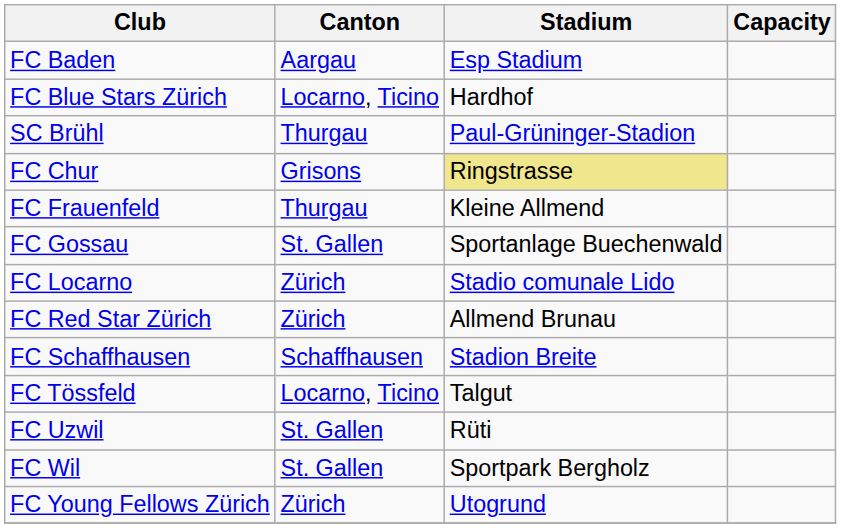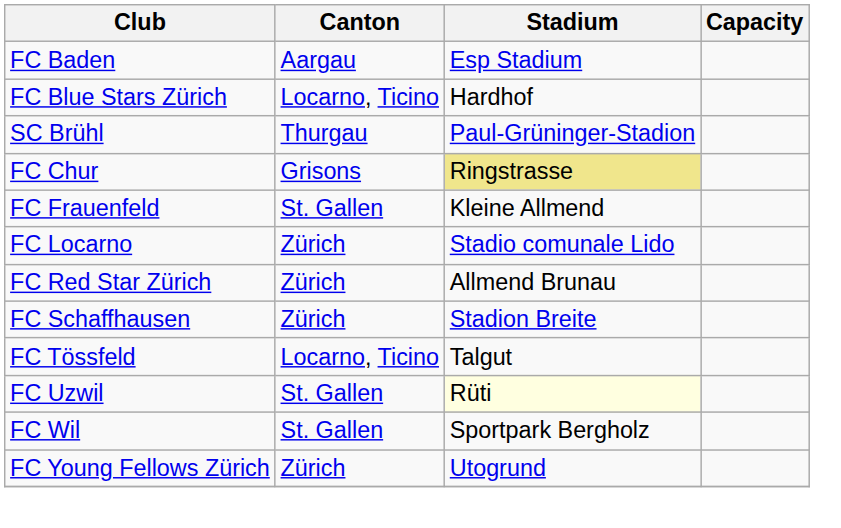(324, 208) Thurgau -> (332, 208) St. Gallen
- row: (69, 245)
(352, 356) Schaffhausen -> (313, 319) Zürich
(471, 430) no background -> (471, 393) lightyellow background
